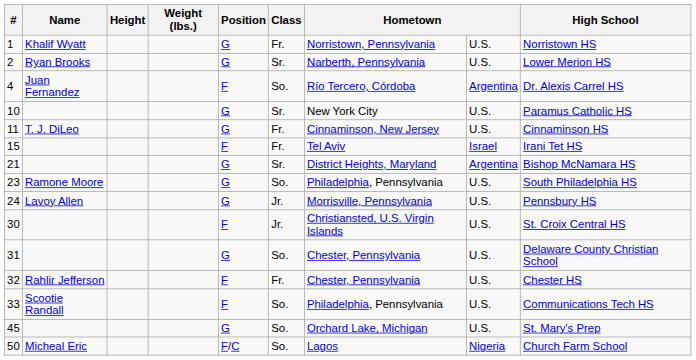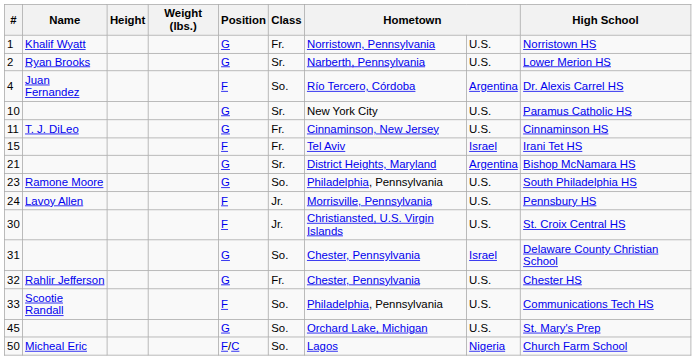(226, 201) G -> (225, 201) F
(480, 256) U.S. -> (483, 256) Israel
(225, 280) F -> (226, 280) G
